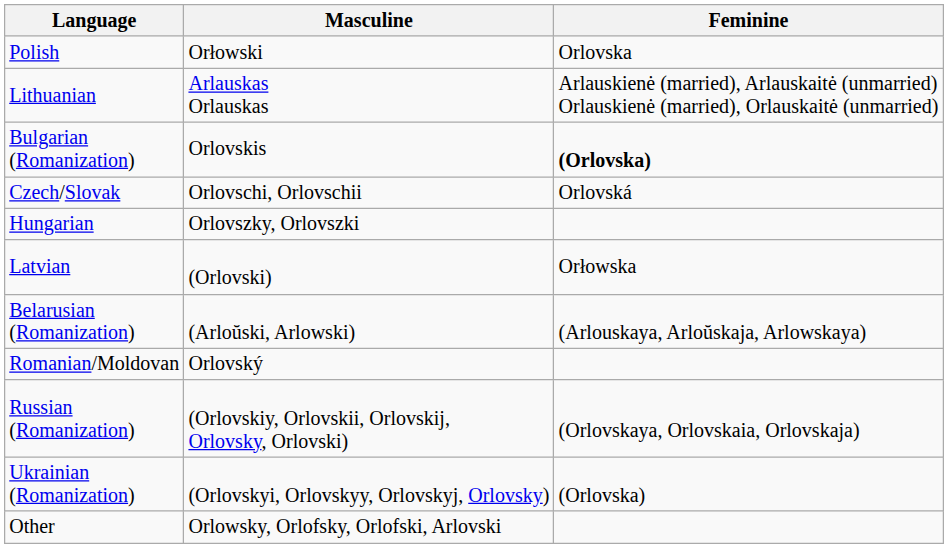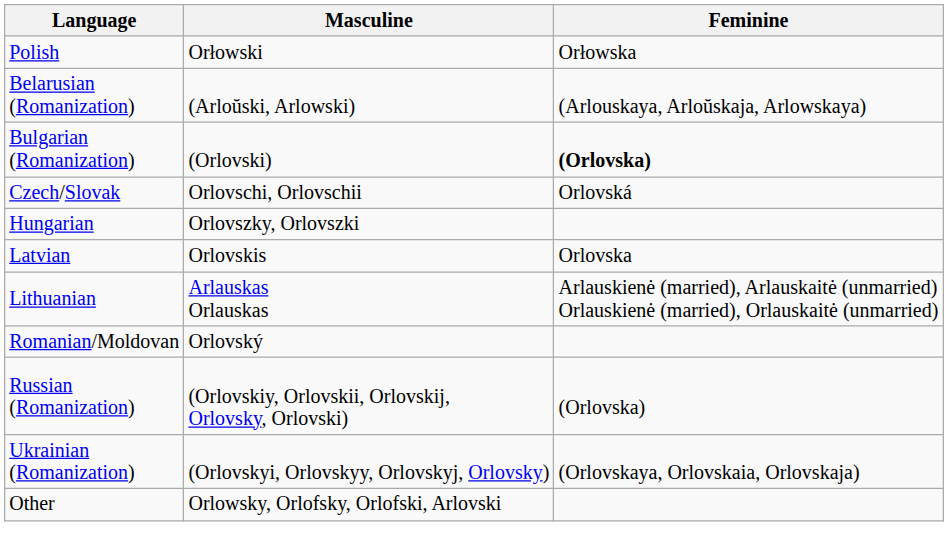(595, 52) Orlovska -> (597, 52) Orłowska
rows swapped: (72, 321) <-> (53, 95)
(227, 149) Orlovskis -> (230, 160) (Orlovski)
(230, 278) (Orlovski) -> (227, 255) Orlovskis
(597, 266) Orłowska -> (595, 255) Orlovska
(709, 429) (Orlovskaya, Orlovskaia, Orlovskaja) -> (602, 407) (Orlovska)
(602, 495) (Orlovska) -> (709, 472) (Orlovskaya, Orlovskaia, Orlovskaja)
